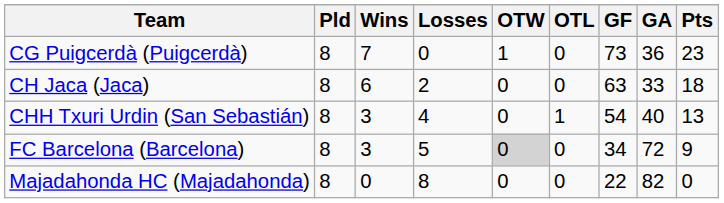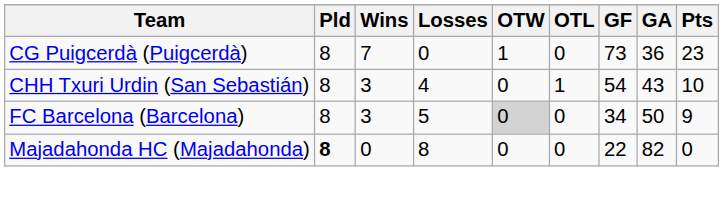- row: (79, 85)
(653, 117) 40 -> (653, 85) 43
(693, 117) 13 -> (693, 85) 10
(653, 149) 72 -> (653, 117) 50
(325, 181) normal -> (325, 149) bold
